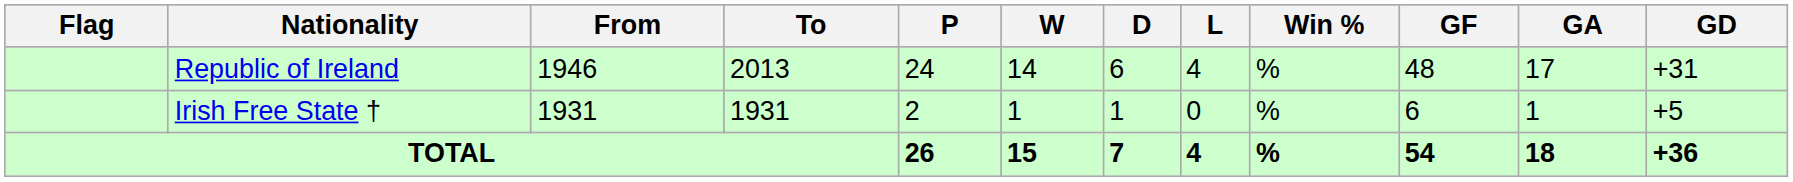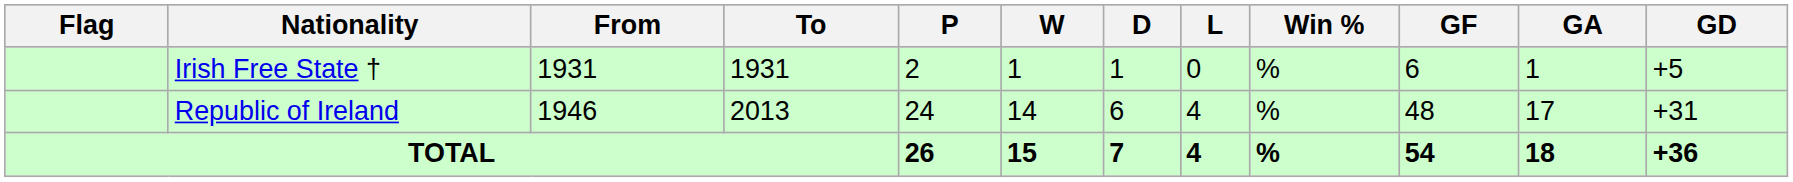rows swapped: (278, 111) <-> (287, 68)
